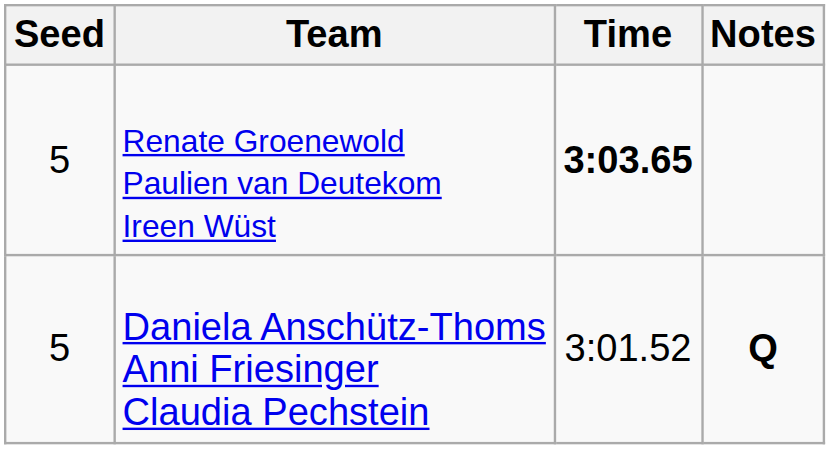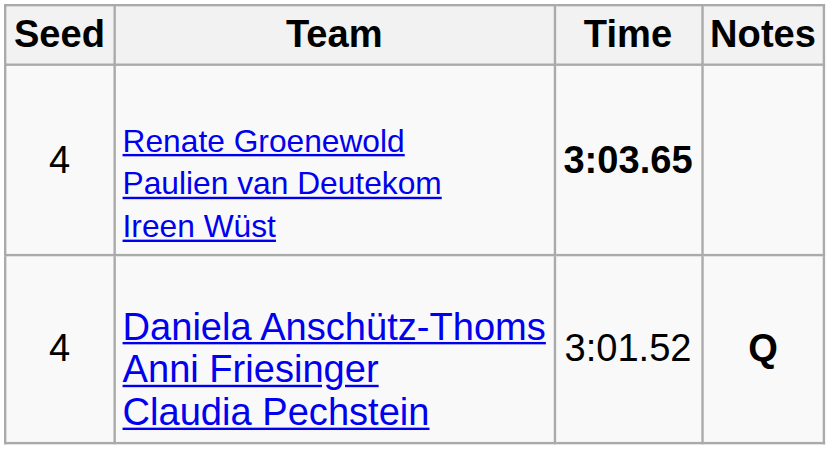(59, 159) 5 -> (59, 159) 4
(59, 348) 5 -> (59, 348) 4
